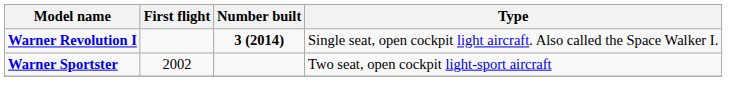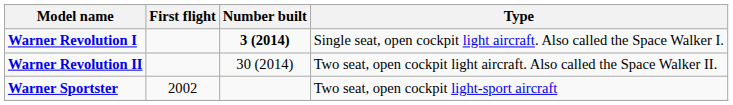+ row: (75, 64)
